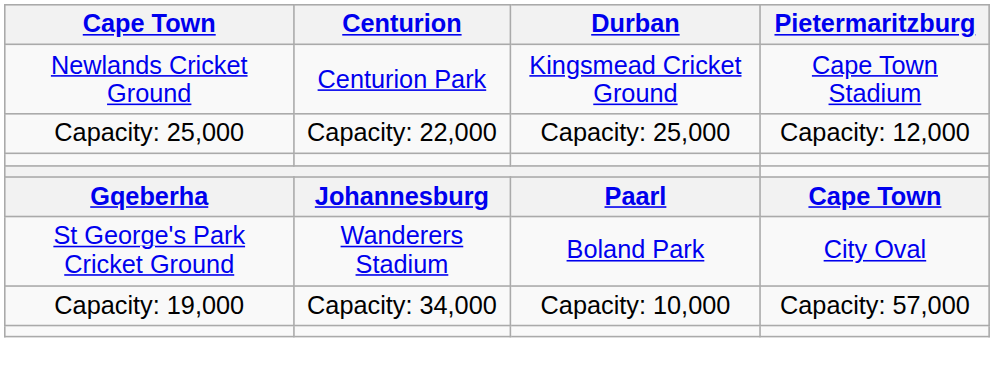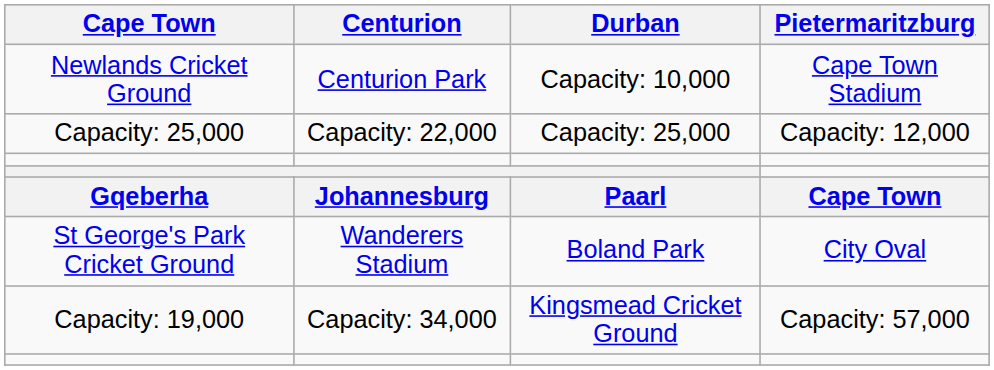(635, 78) Kingsmead Cricket Ground -> (635, 78) Capacity: 10,000
(635, 305) Capacity: 10,000 -> (635, 319) Kingsmead Cricket Ground
